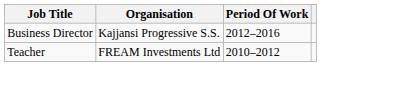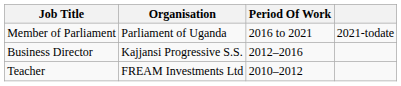+ row: (61, 33)
